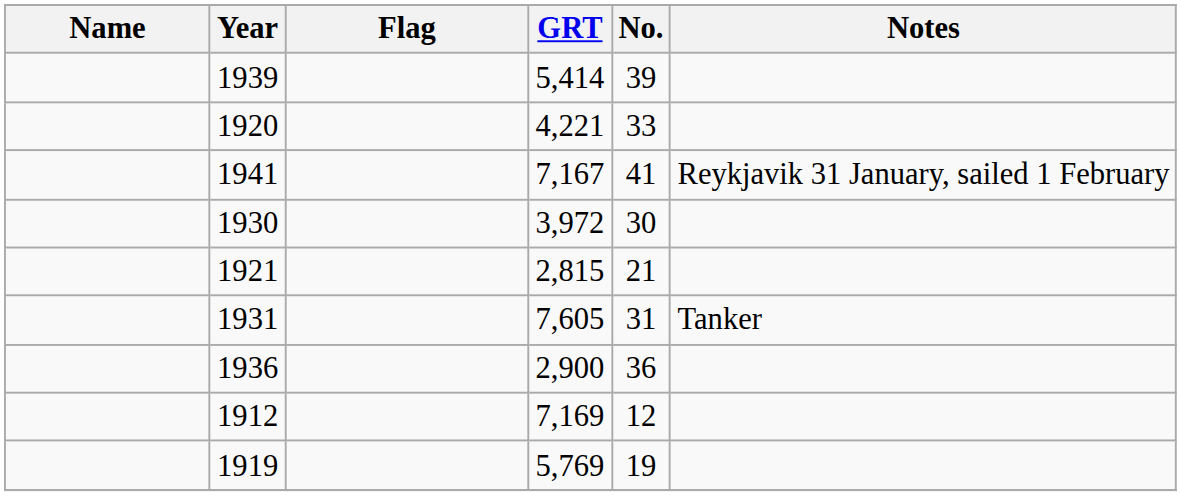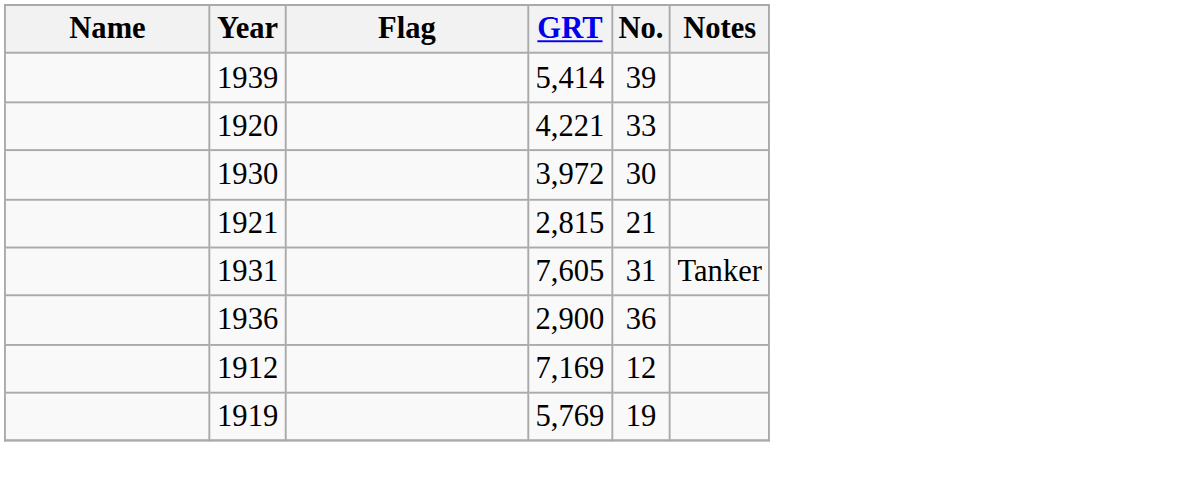- row: (248, 174)
